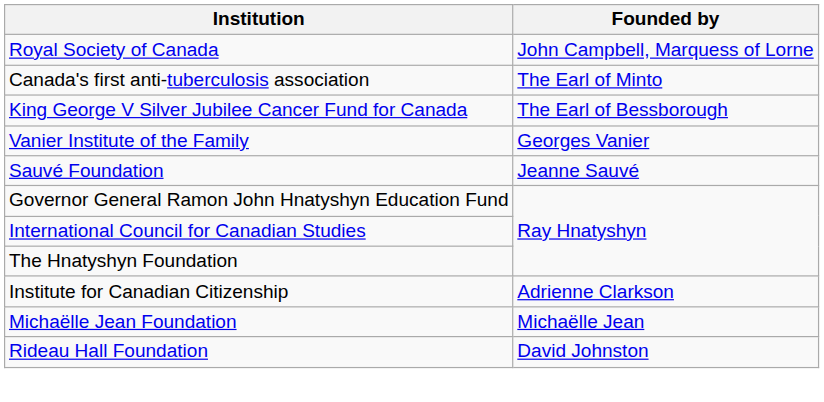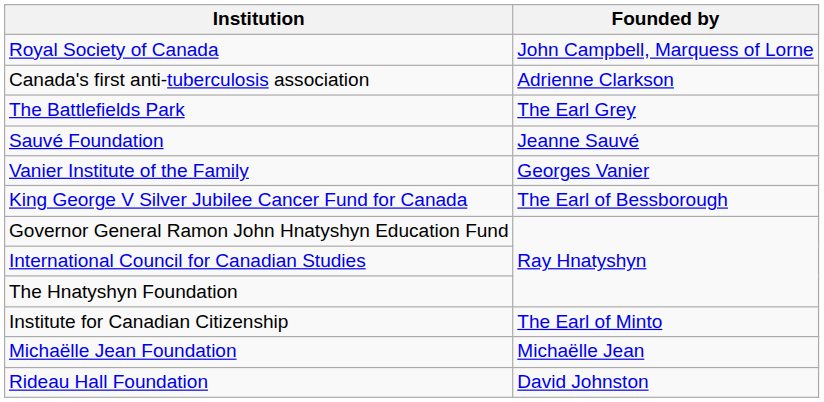(590, 79) The Earl of Minto -> (596, 79) Adrienne Clarkson
+ row: (97, 110)
rows swapped: (238, 110) <-> (86, 170)
(596, 291) Adrienne Clarkson -> (590, 321) The Earl of Minto
